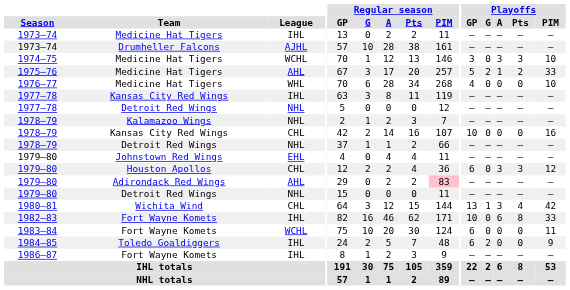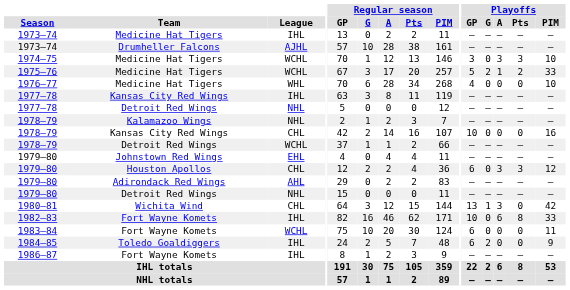(296, 71) AHL -> (296, 71) WCHL
(296, 145) NHL -> (296, 145) WCHL
(444, 181) pink background -> (444, 181) no background
(520, 206) 4 -> (520, 206) 0
